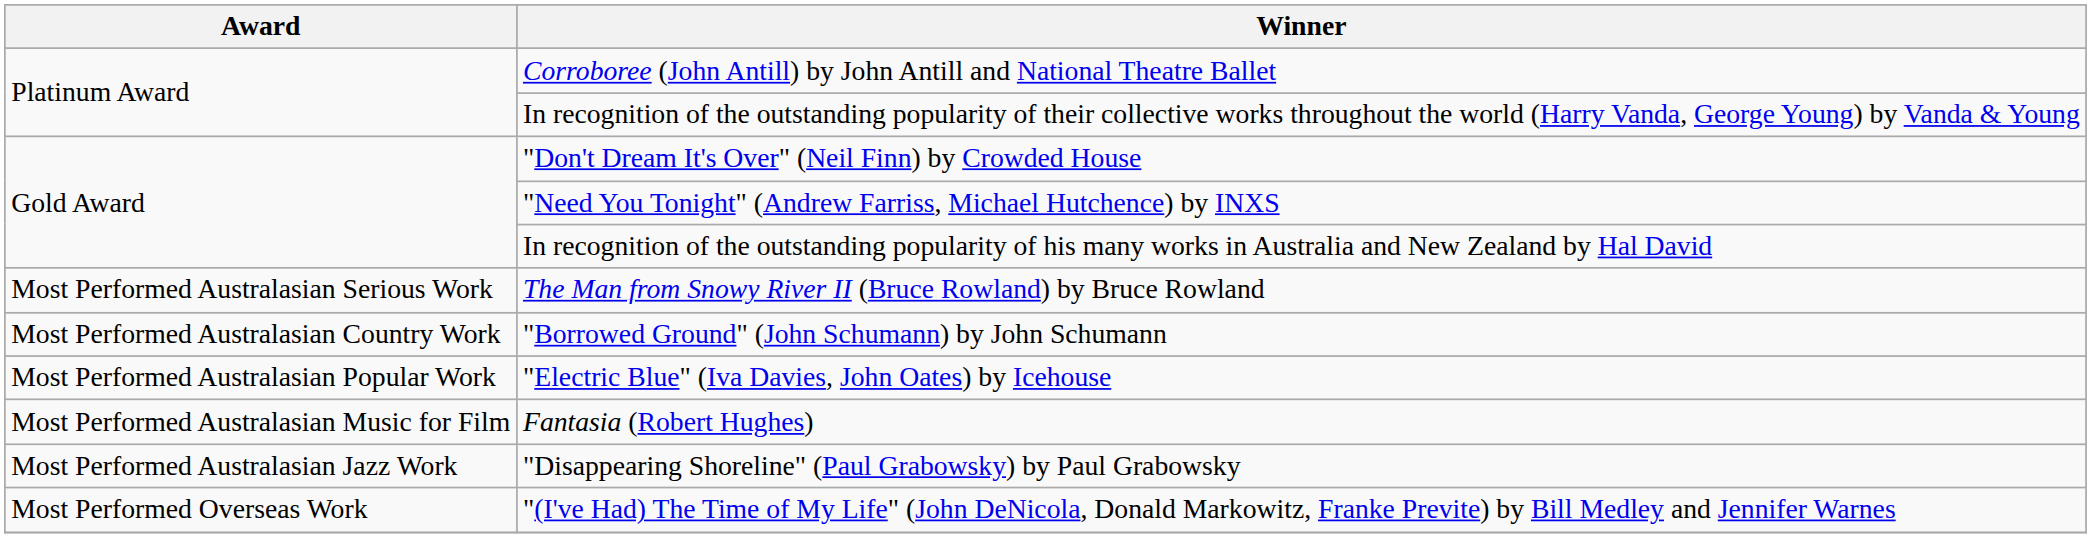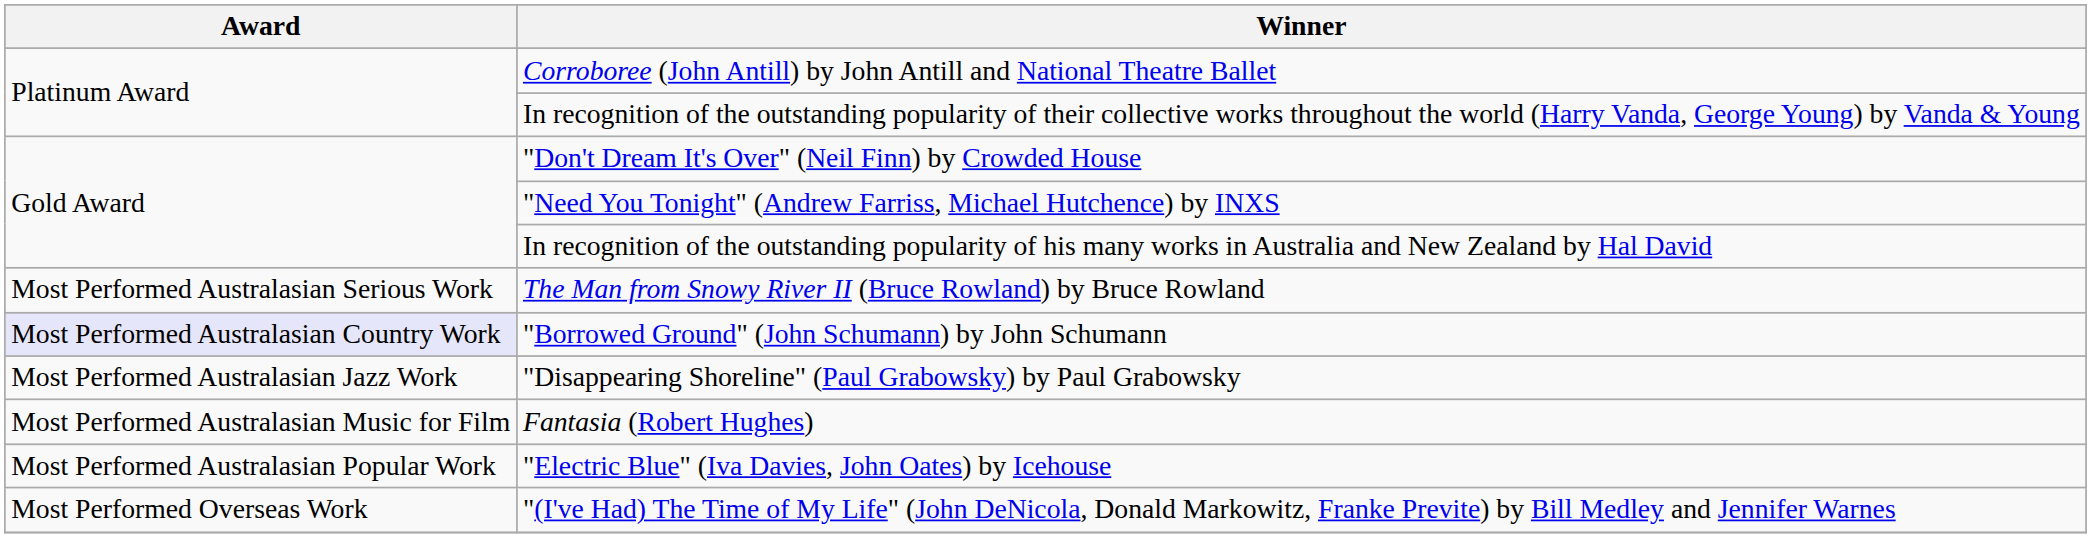(256, 333) no background -> (256, 333) lavender background
rows swapped: (817, 377) <-> (882, 465)
